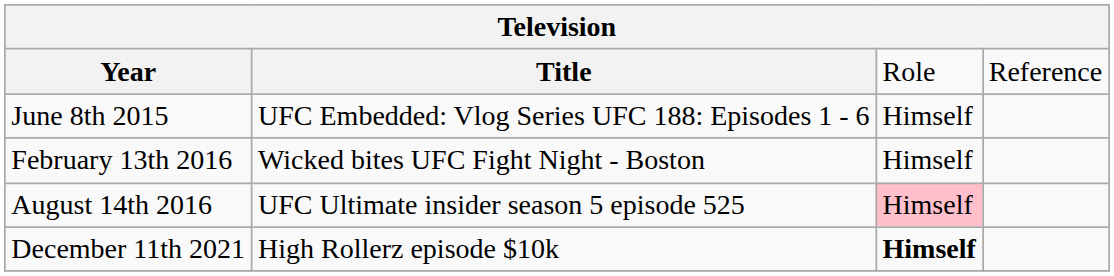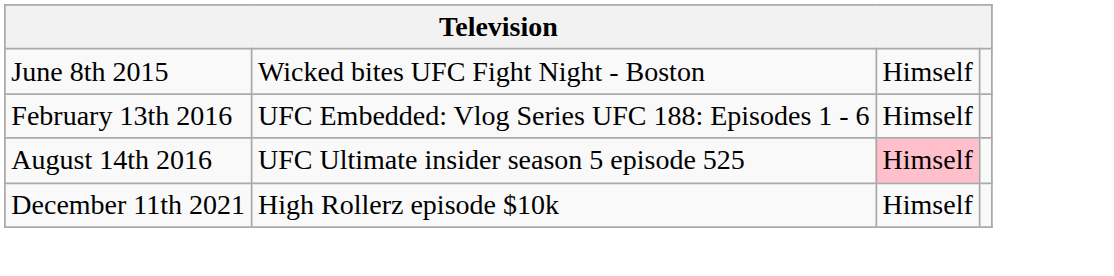- row: (128, 71)
(564, 115) UFC Embedded: Vlog Series UFC 188: Episodes 1 - 6 -> (481, 71) Wicked bites UFC Fight Night - Boston
(481, 159) Wicked bites UFC Fight Night - Boston -> (564, 115) UFC Embedded: Vlog Series UFC 188: Episodes 1 - 6
(929, 248) bold -> (928, 204) normal
